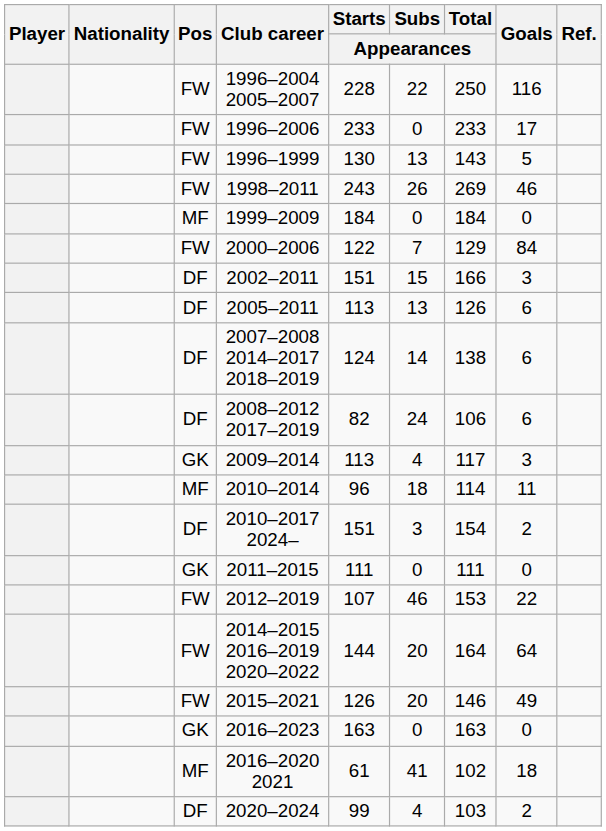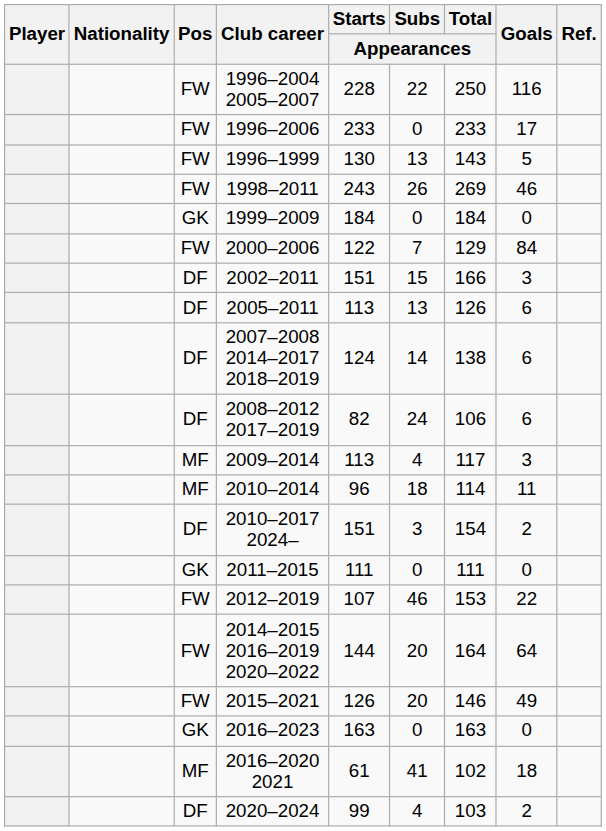(195, 218) MF -> (195, 218) GK
(195, 459) GK -> (195, 459) MF
